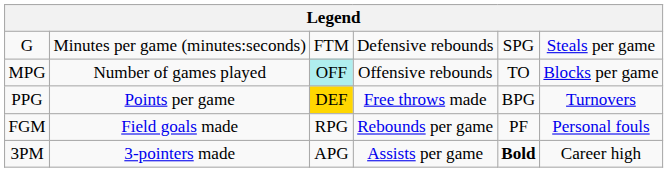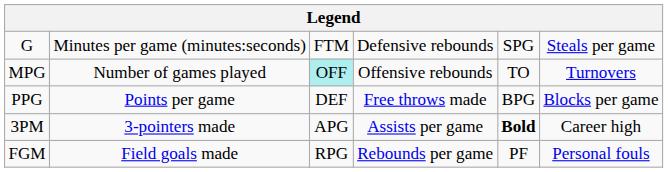(601, 72) Blocks per game -> (601, 72) Turnovers
(331, 99) gold background -> (331, 99) no background
(601, 99) Turnovers -> (601, 99) Blocks per game
rows swapped: (27, 126) <-> (27, 153)
